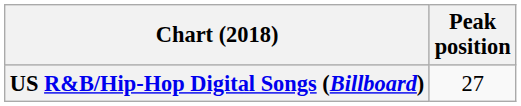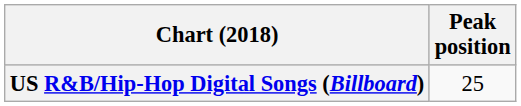(473, 82) 27 -> (473, 82) 25
